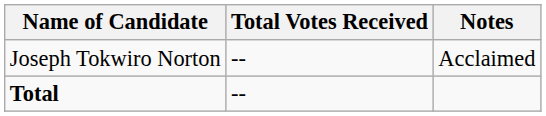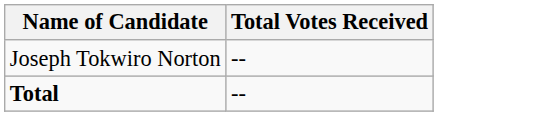- column: (487, 22)
